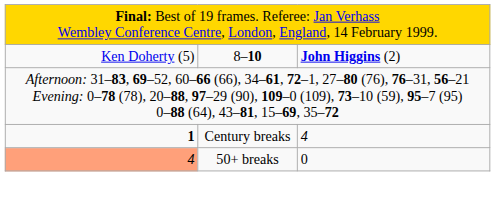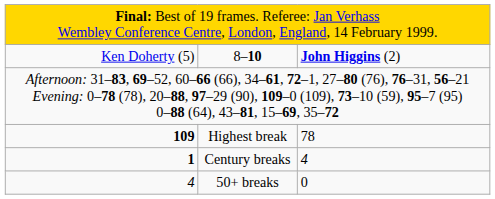+ row: (248, 136)
(191, 159) lightsalmon background -> (191, 183) no background
